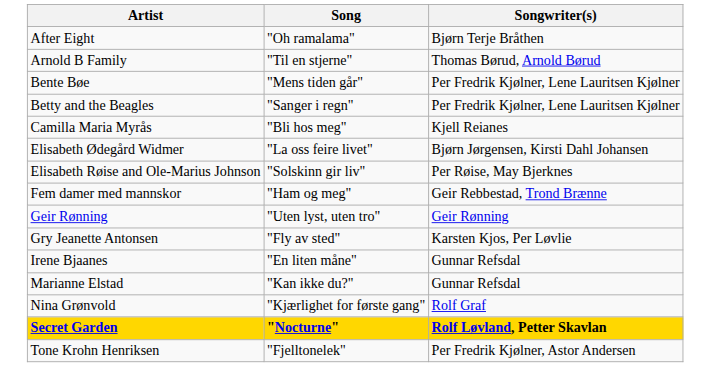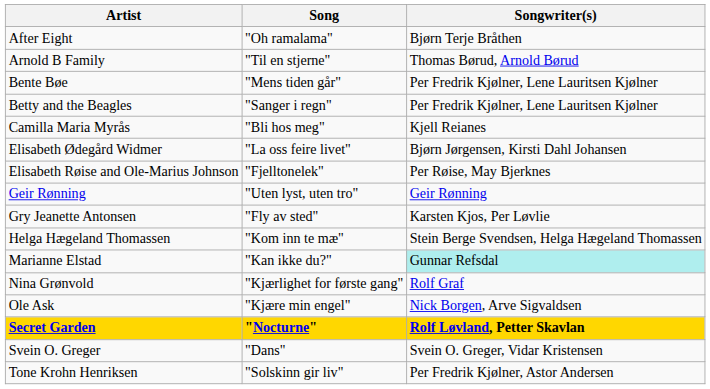(316, 171) "Solskinn gir liv" -> (284, 171) "Fjelltonelek"
- row: (106, 194)
+ row: (89, 238)
- row: (69, 261)
(476, 283) no background -> (454, 261) paleturquoise background
+ row: (32, 305)
+ row: (55, 350)
(306, 350) "Fjelltonelek" -> (294, 372) "Solskinn gir liv"
